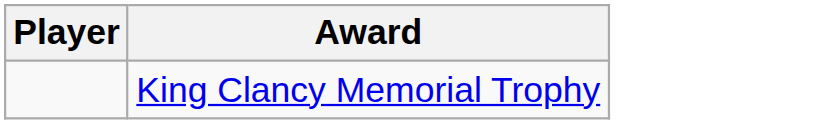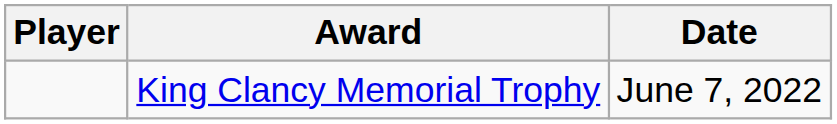+ column: (719, 32)
